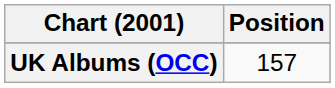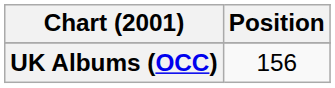(277, 62) 157 -> (277, 62) 156
